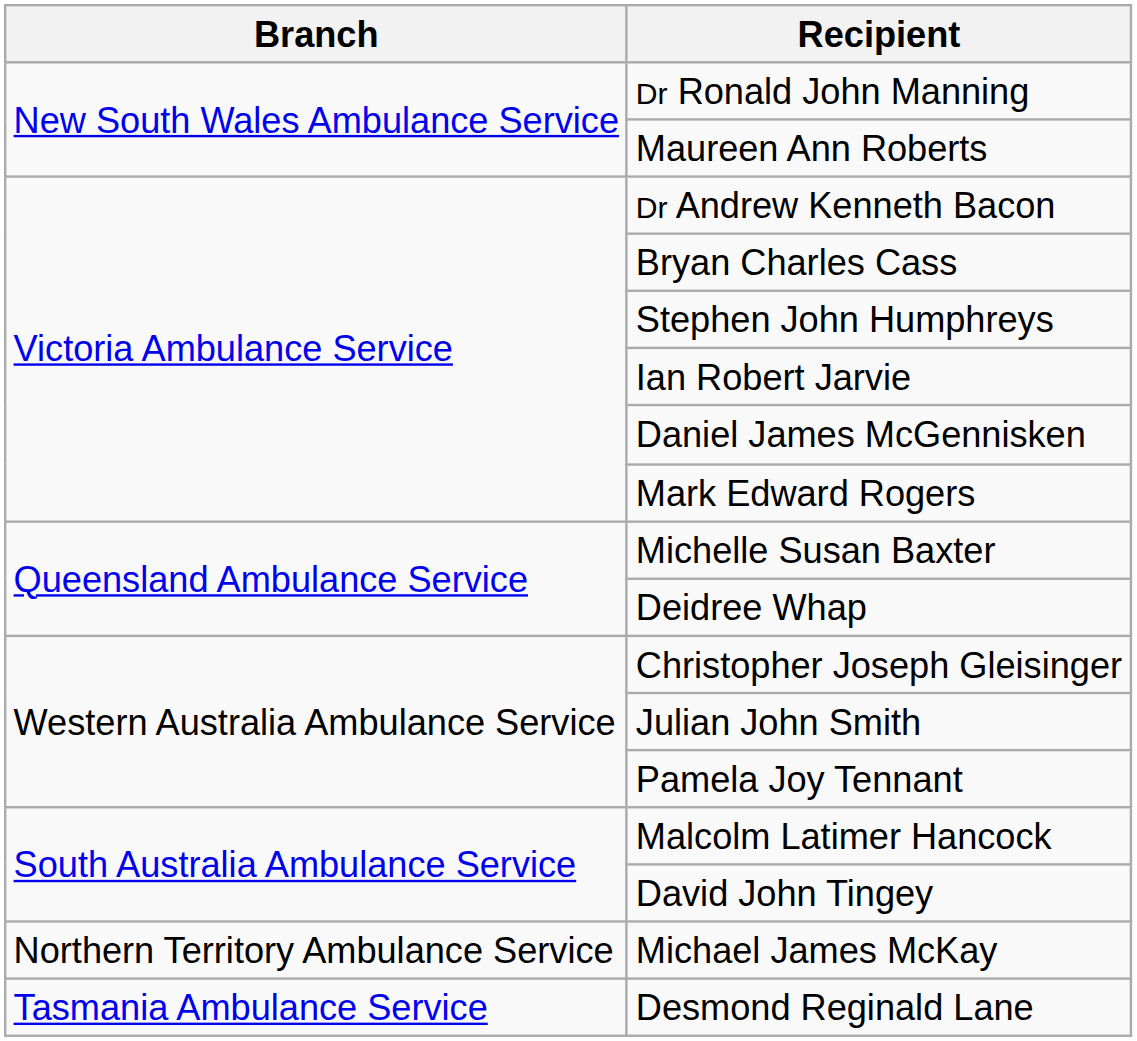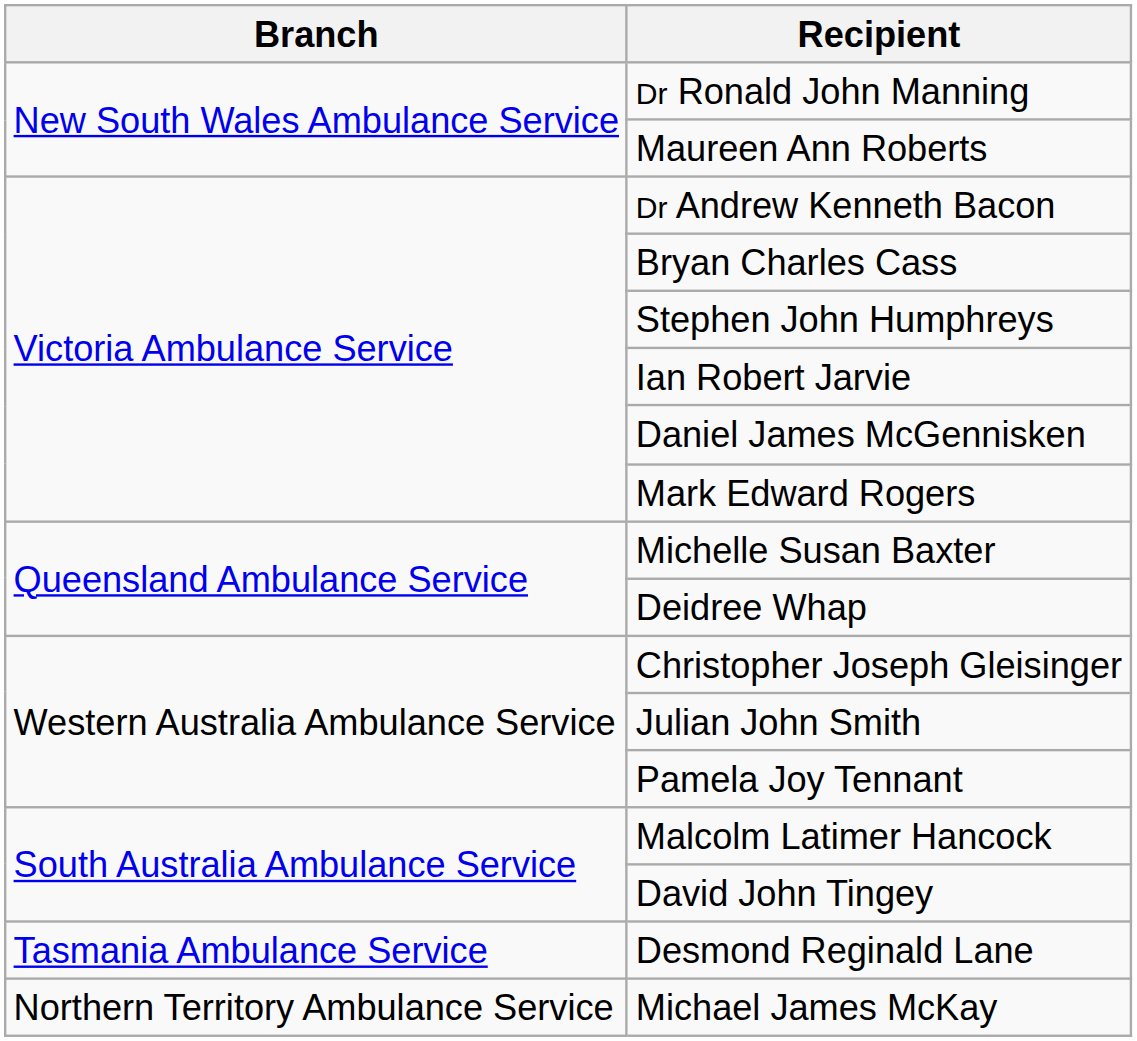rows swapped: (835, 1008) <-> (817, 950)
